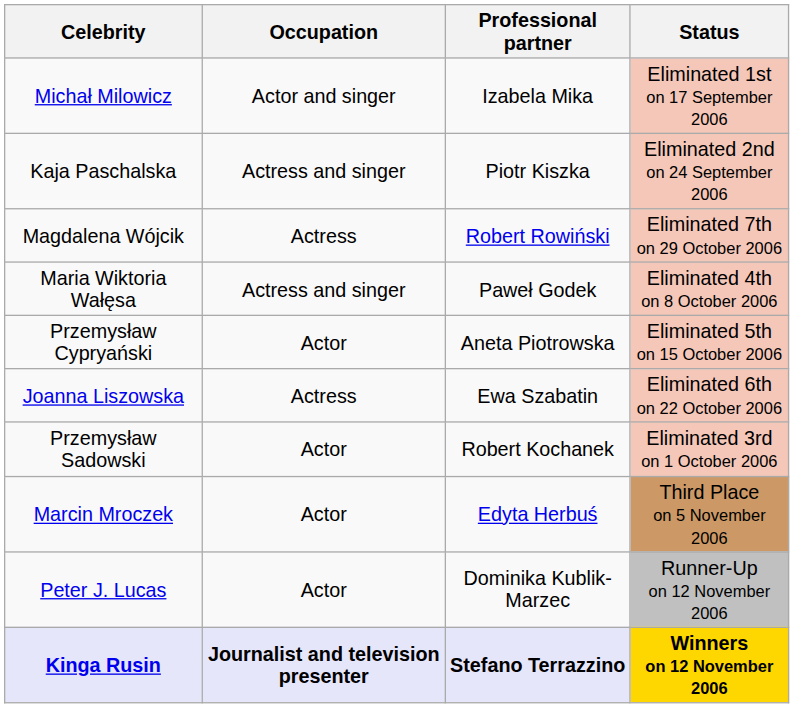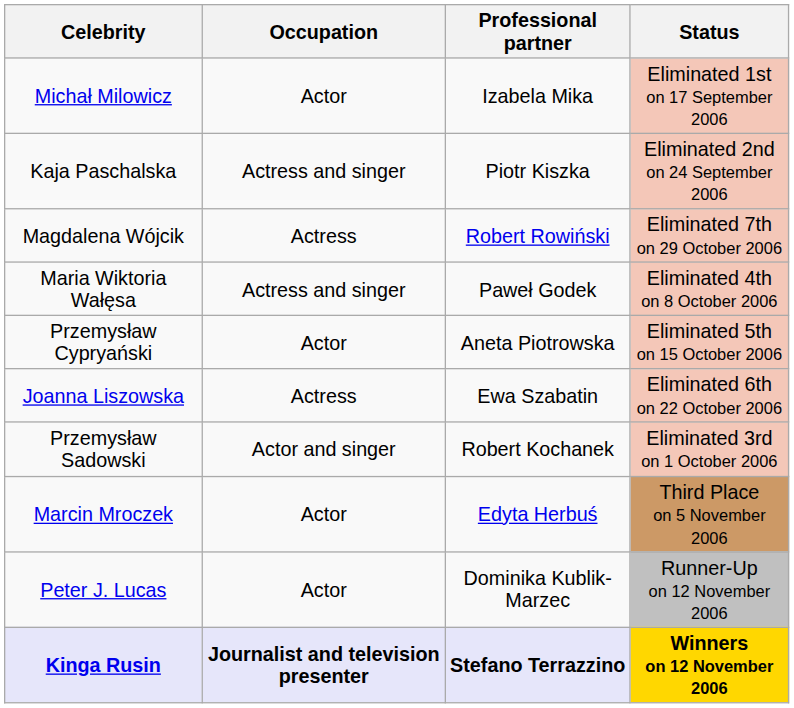(324, 96) Actor and singer -> (324, 96) Actor
(324, 449) Actor -> (324, 449) Actor and singer
